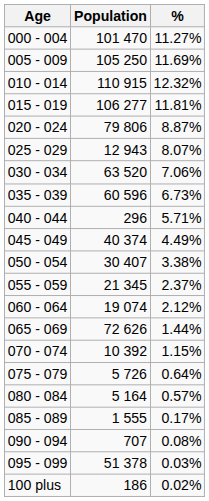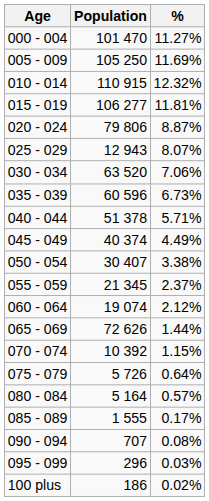(135, 217) 296 -> (125, 217) 51 378
(125, 463) 51 378 -> (135, 463) 296
